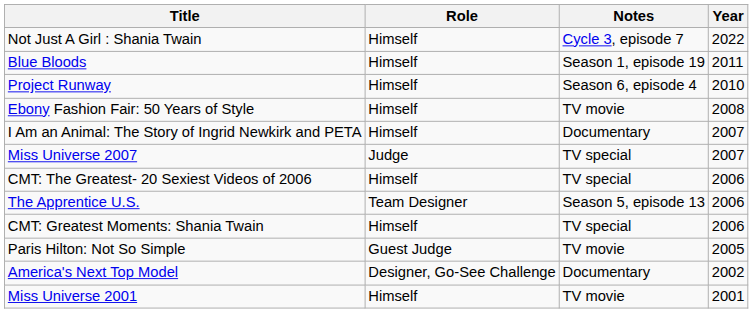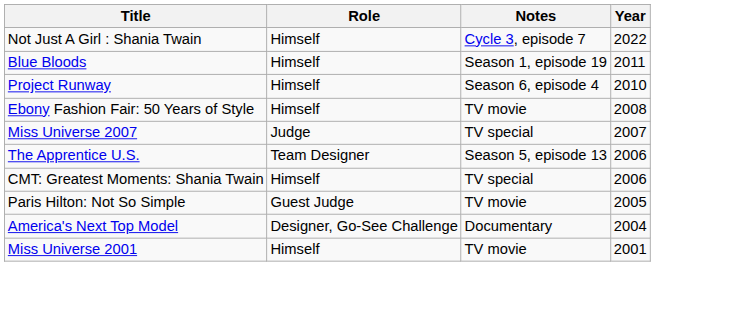- row: (185, 132)
- row: (160, 179)
(728, 272) 2002 -> (630, 226) 2004
